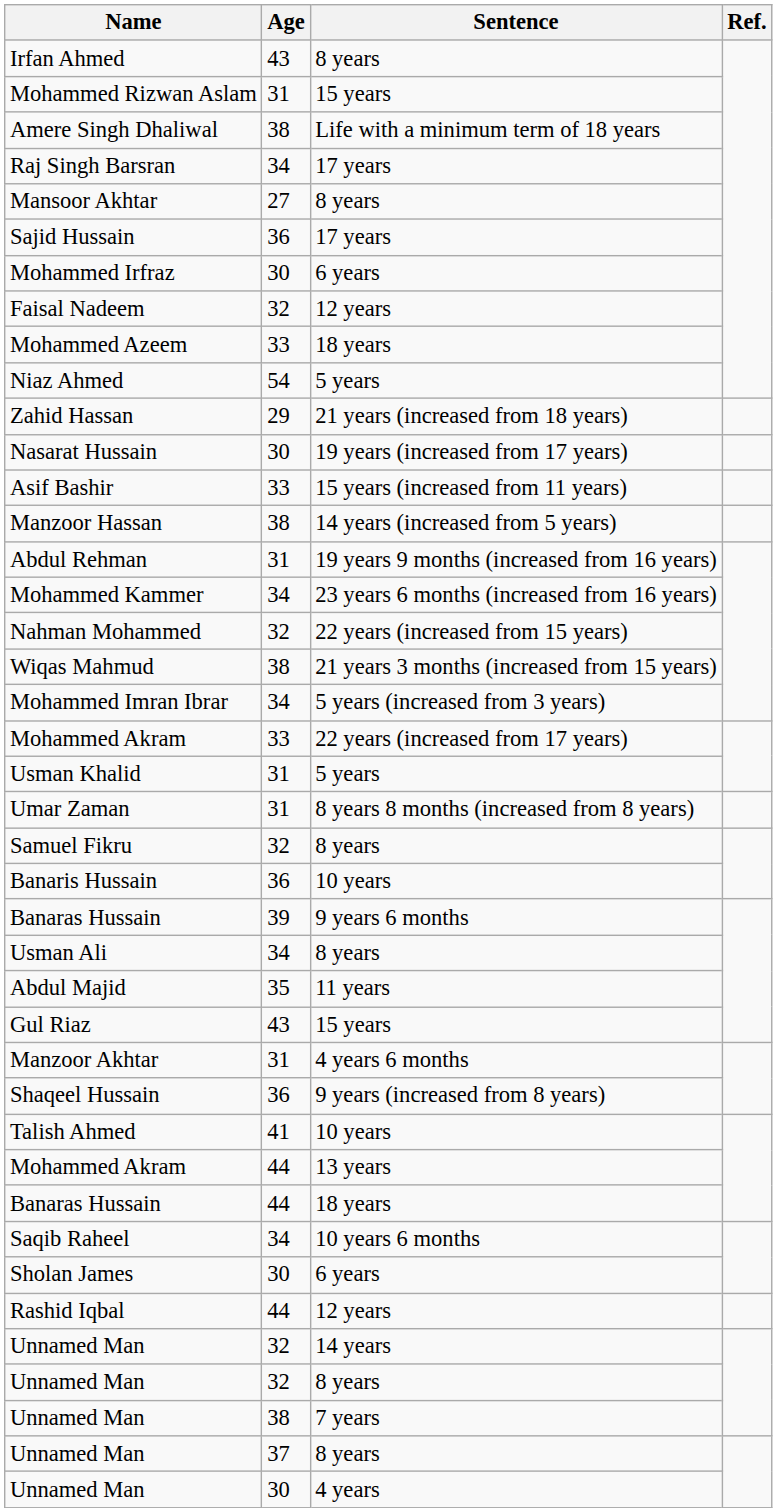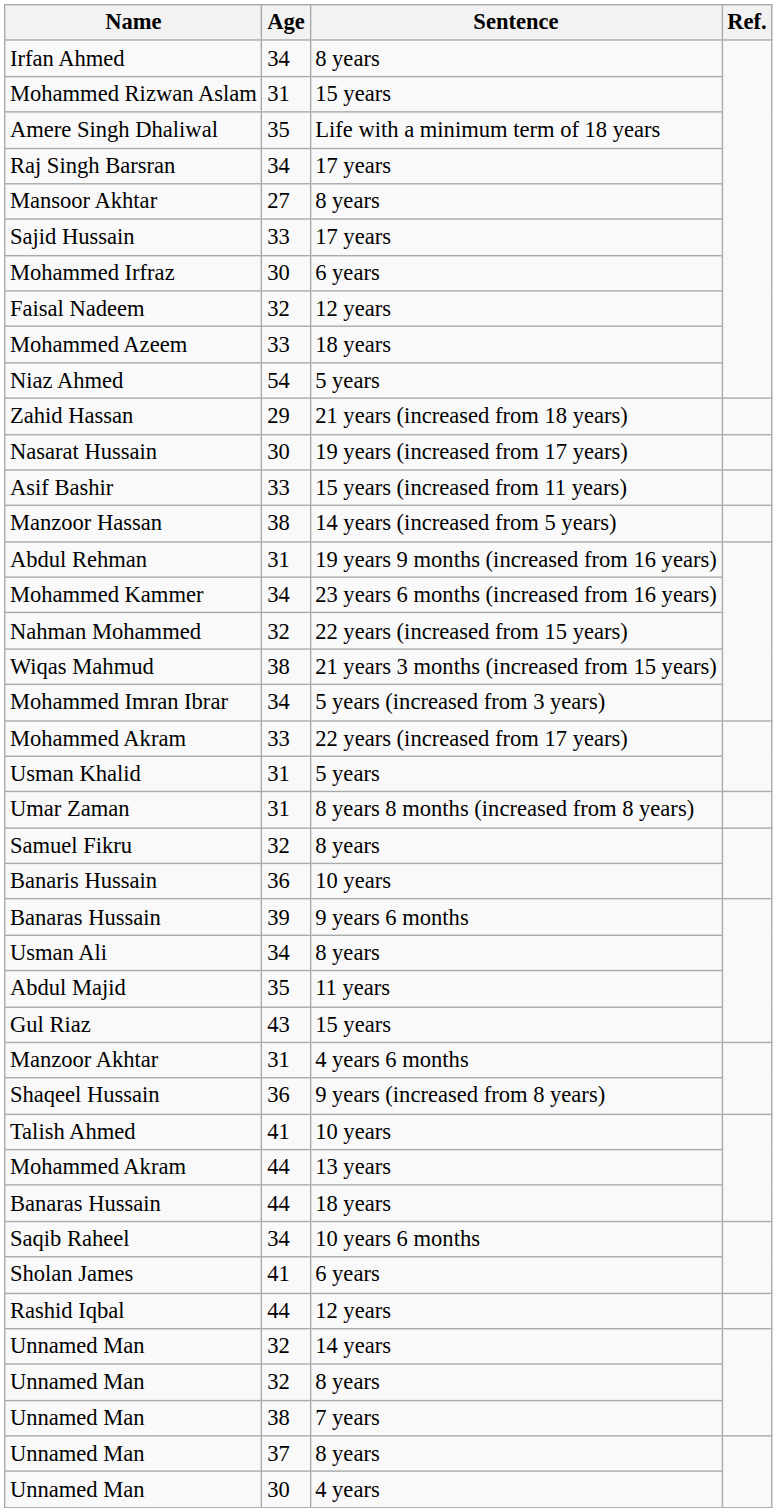(278, 58) 43 -> (278, 58) 34
(278, 129) 38 -> (278, 129) 35
(278, 237) 36 -> (278, 237) 33
(278, 1274) 30 -> (278, 1274) 41
